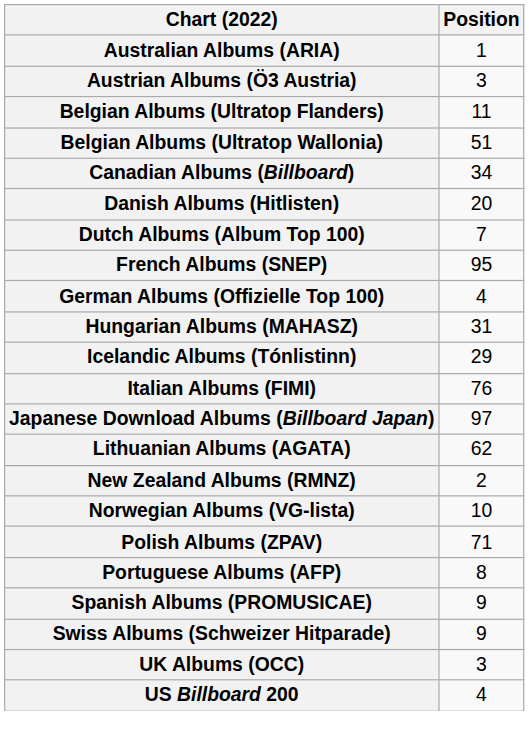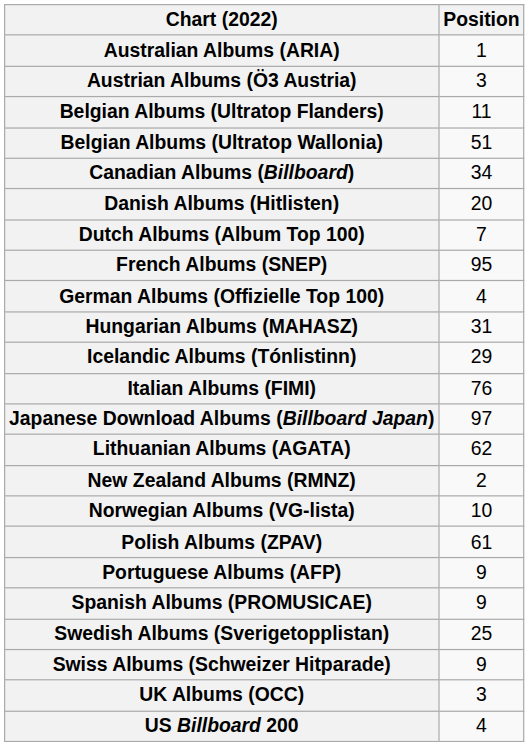(481, 541) 71 -> (481, 541) 61
(481, 572) 8 -> (481, 572) 9
+ row: (222, 633)
